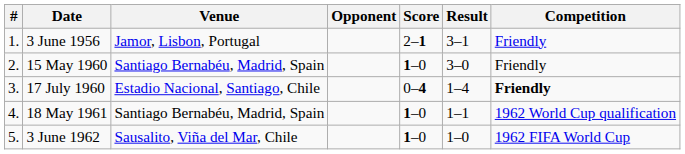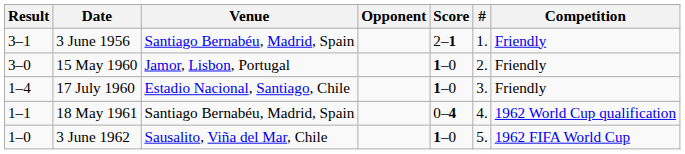columns swapped: (14, 16) <-> (467, 16)
(187, 40) Jamor, Lisbon, Portugal -> (249, 40) Santiago Bernabéu, Madrid, Spain
(219, 64) Santiago Bernabéu, Madrid, Spain -> (217, 64) Jamor, Lisbon, Portugal
(415, 88) 0–4 -> (445, 88) 1–0
(523, 88) bold -> (521, 88) normal
(415, 112) 1–0 -> (445, 112) 0–4
